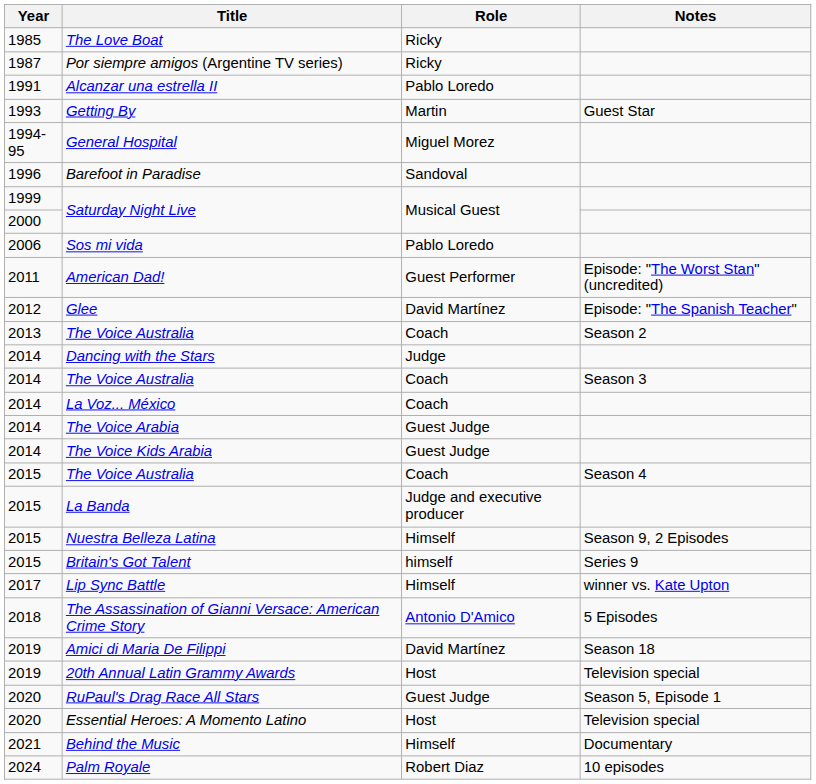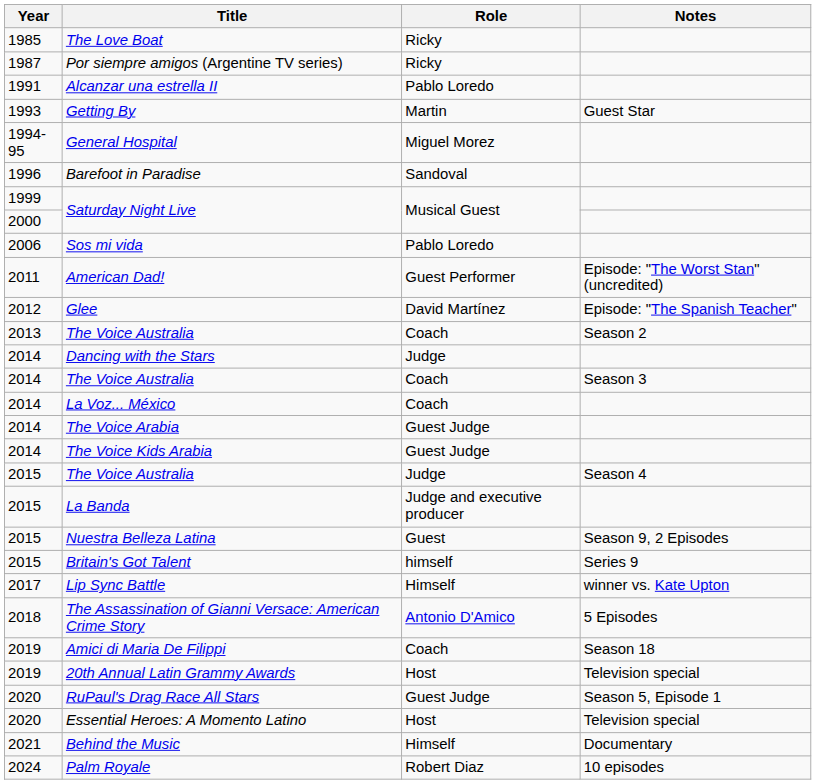(427, 474) Coach -> (426, 474) Judge
(430, 538) Himself -> (425, 538) Guest
(455, 649) David Martínez -> (427, 649) Coach
